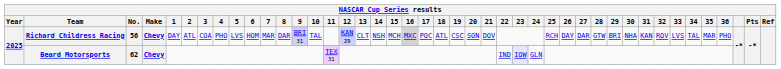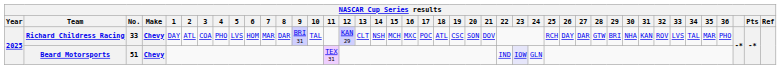(134, 36) 56 -> (134, 36) 33
(410, 36) lightgrey background -> (410, 36) no background
(134, 55) 62 -> (134, 55) 51
